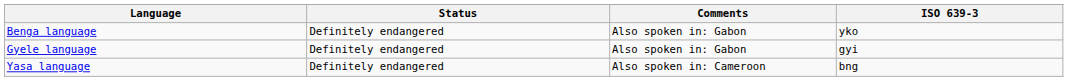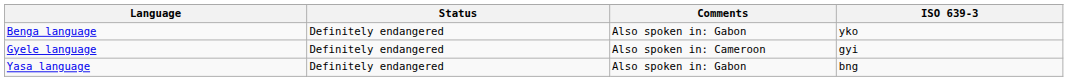(679, 49) Also spoken in: Gabon -> (689, 49) Also spoken in: Cameroon
(689, 67) Also spoken in: Cameroon -> (679, 67) Also spoken in: Gabon
